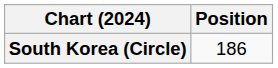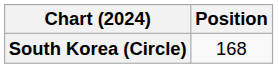(231, 48) 186 -> (231, 48) 168
